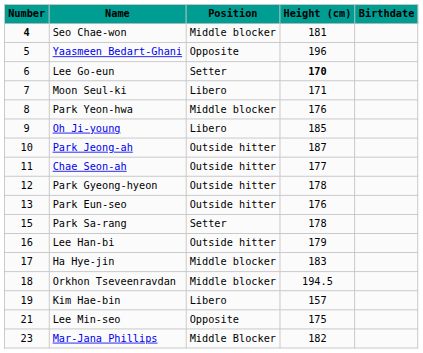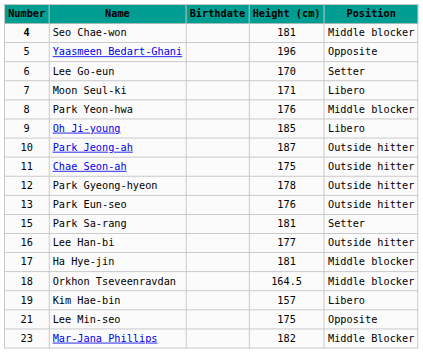columns swapped: (387, 14) <-> (233, 14)
(317, 71) bold -> (287, 71) normal
(317, 167) 177 -> (287, 167) 175
(317, 224) 178 -> (287, 224) 181
(317, 243) 179 -> (287, 243) 177
(317, 262) 183 -> (287, 262) 181
(317, 281) 194.5 -> (287, 281) 164.5
